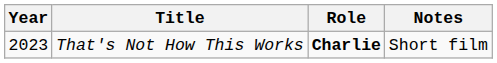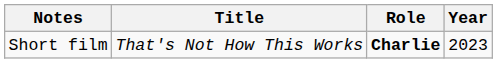columns swapped: (28, 18) <-> (438, 18)
